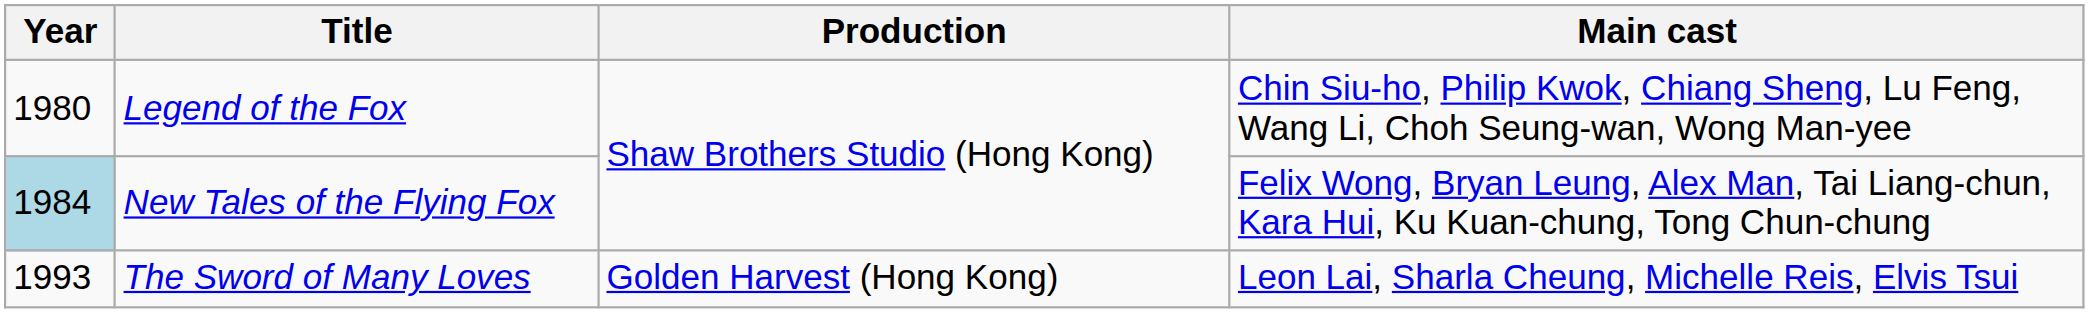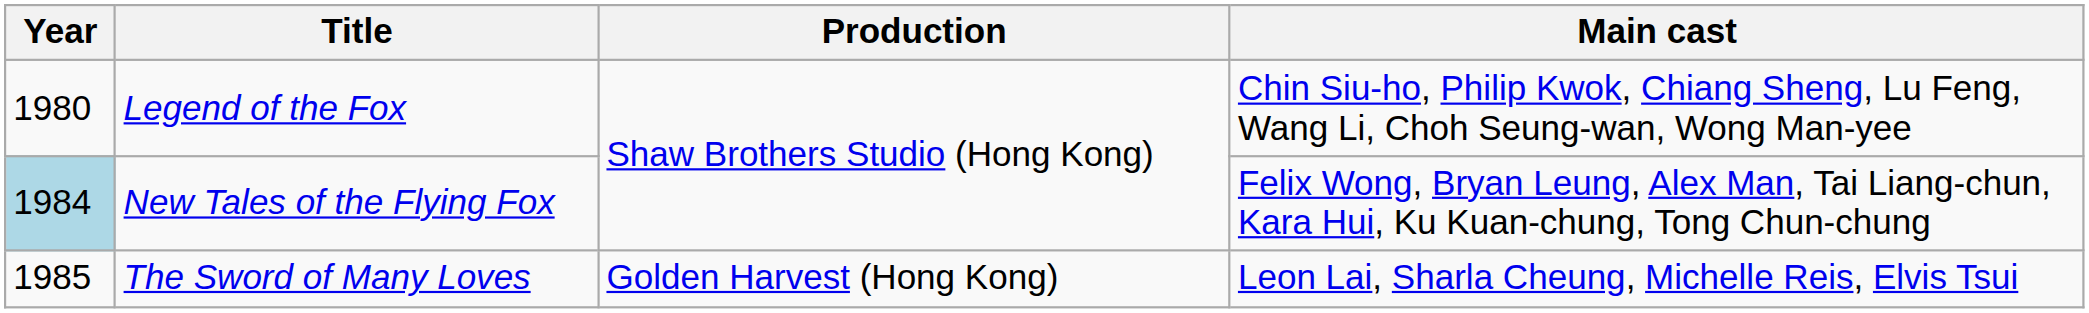(52, 277) 1993 -> (52, 277) 1985
